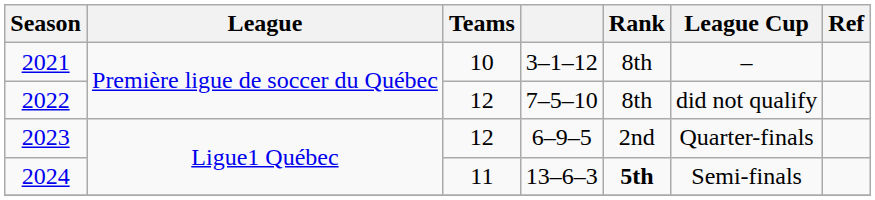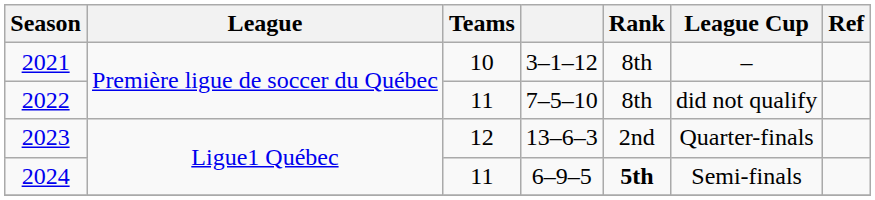(482, 99) 12 -> (482, 99) 11
(562, 137) 6–9–5 -> (562, 137) 13–6–3
(562, 175) 13–6–3 -> (562, 175) 6–9–5
